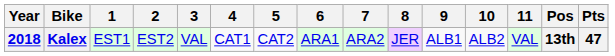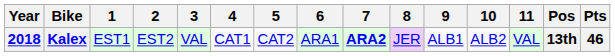(365, 39) normal -> (366, 39) bold
(594, 39) 47 -> (595, 39) 46
